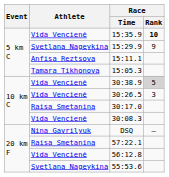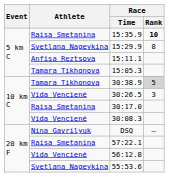(59, 34) Vida Vencienė -> (63, 34) Raisa Smetanina
(154, 46) 9 -> (154, 46) 8
(59, 82) Vida Vencienė -> (65, 82) Tamara Tikhonova
